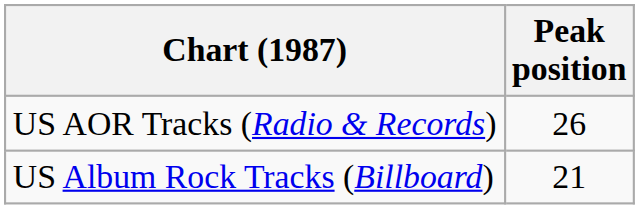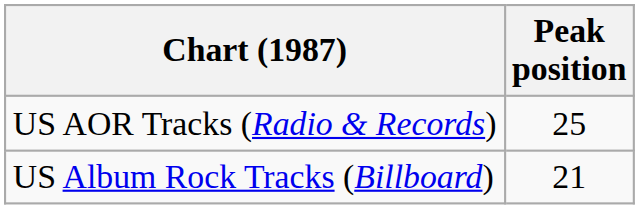(569, 122) 26 -> (569, 122) 25
